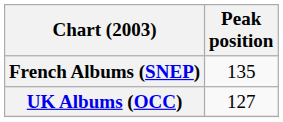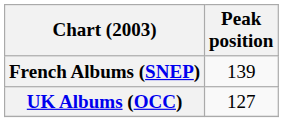(241, 71) 135 -> (241, 71) 139
